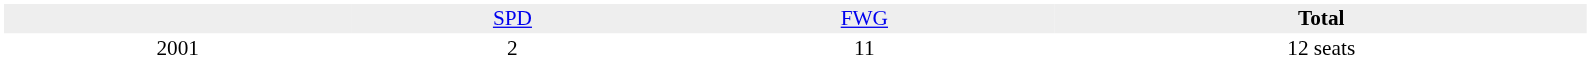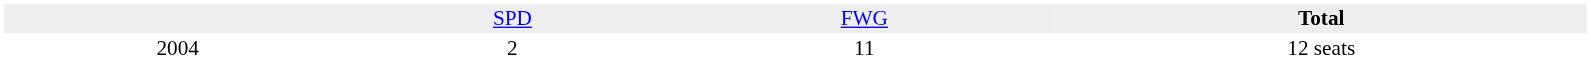(178, 47) 2001 -> (178, 47) 2004
